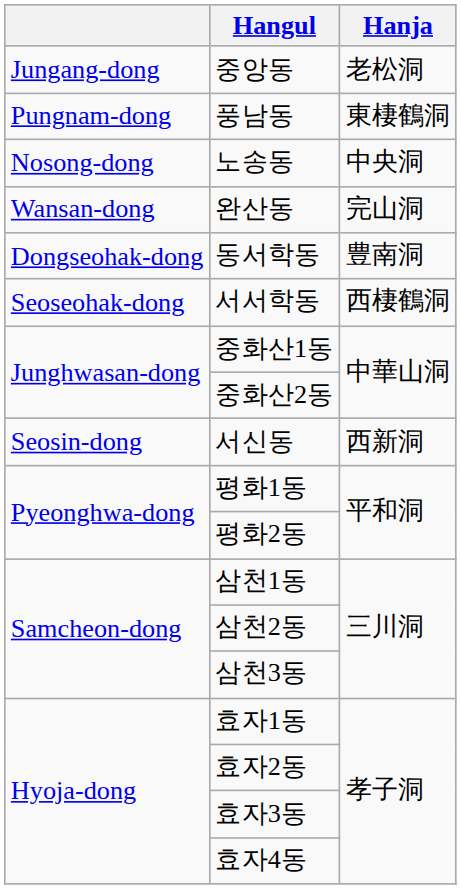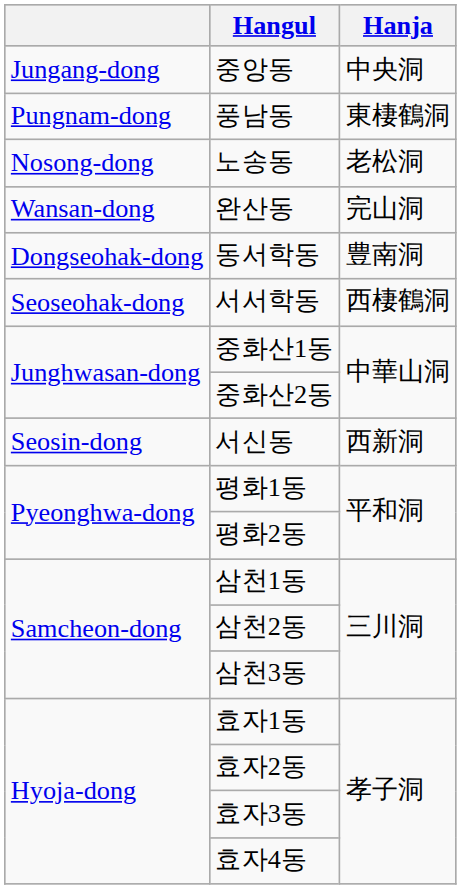(385, 68) 老松洞 -> (385, 68) 中央洞
(385, 161) 中央洞 -> (385, 161) 老松洞
